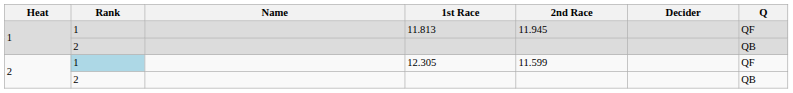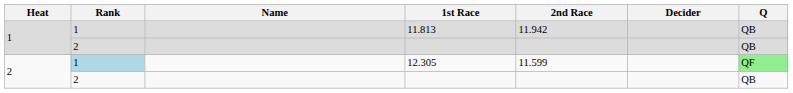(533, 29) 11.945 -> (533, 29) 11.942
(748, 29) QF -> (749, 29) QB
(748, 63) no background -> (748, 63) lightgreen background
